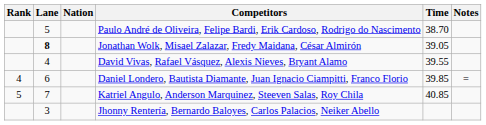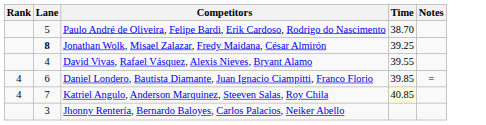- column: (78, 12)
(437, 45) 39.05 -> (402, 45) 39.25
(19, 95) 5 -> (19, 95) 4
(437, 95) no background -> (402, 95) lightyellow background
